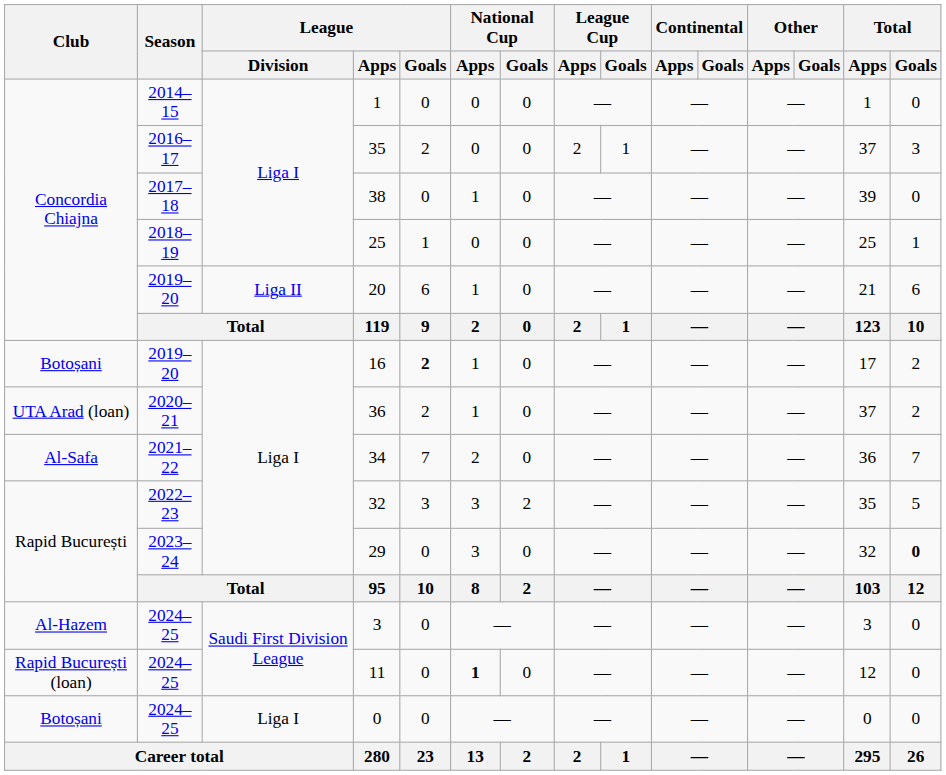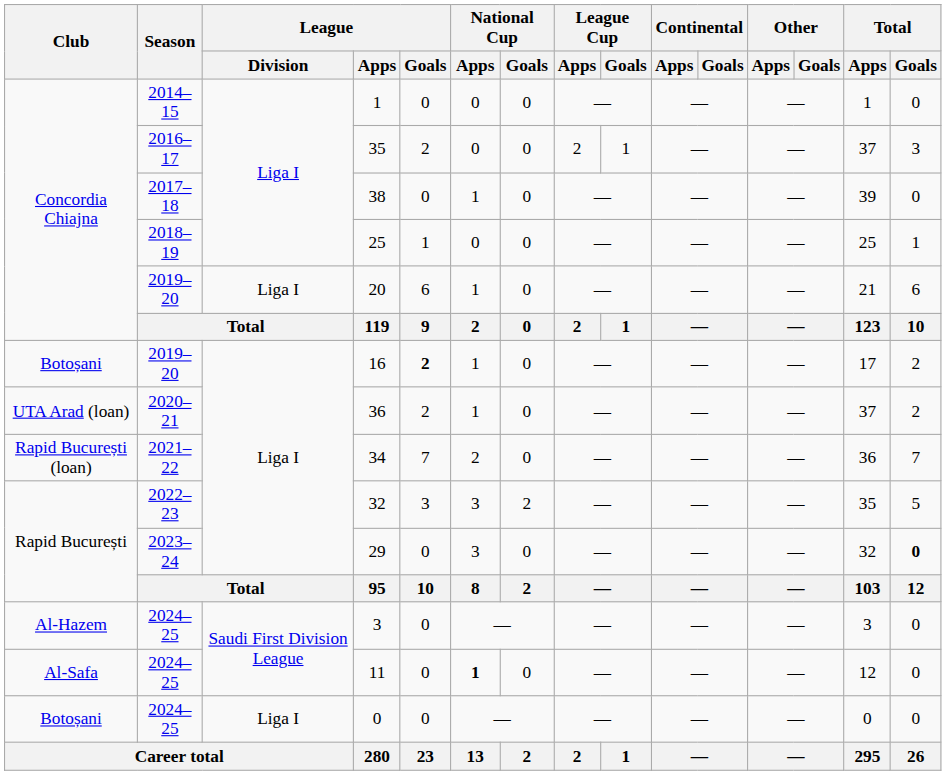(278, 289) Liga II -> (278, 289) Liga I
(71, 457) Al-Safa -> (71, 457) Rapid București (loan)
(71, 672) Rapid București (loan) -> (71, 672) Al-Safa
